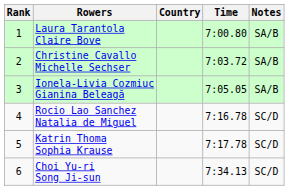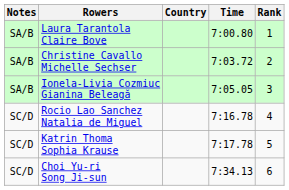columns swapped: (19, 12) <-> (266, 12)
